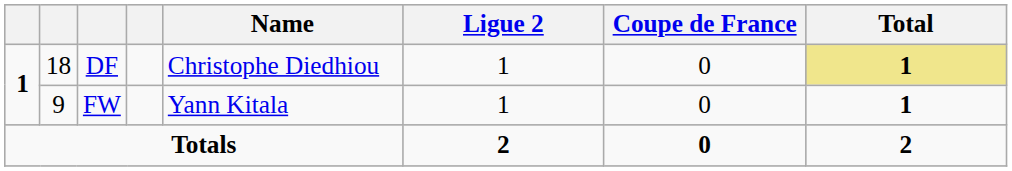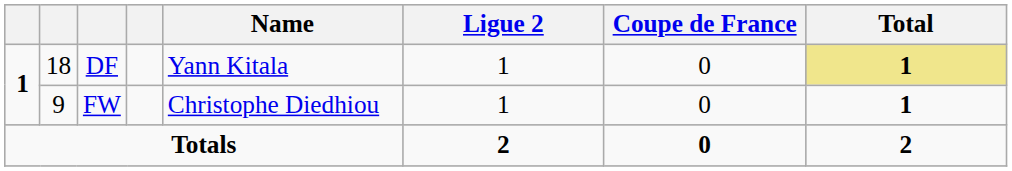(274, 64) Christophe Diedhiou -> (228, 64) Yann Kitala
(228, 104) Yann Kitala -> (274, 104) Christophe Diedhiou
